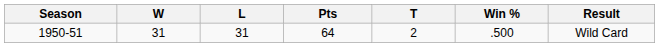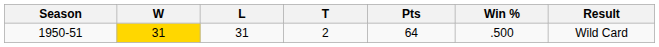columns swapped: (414, 14) <-> (328, 14)
(158, 33) no background -> (158, 33) gold background
